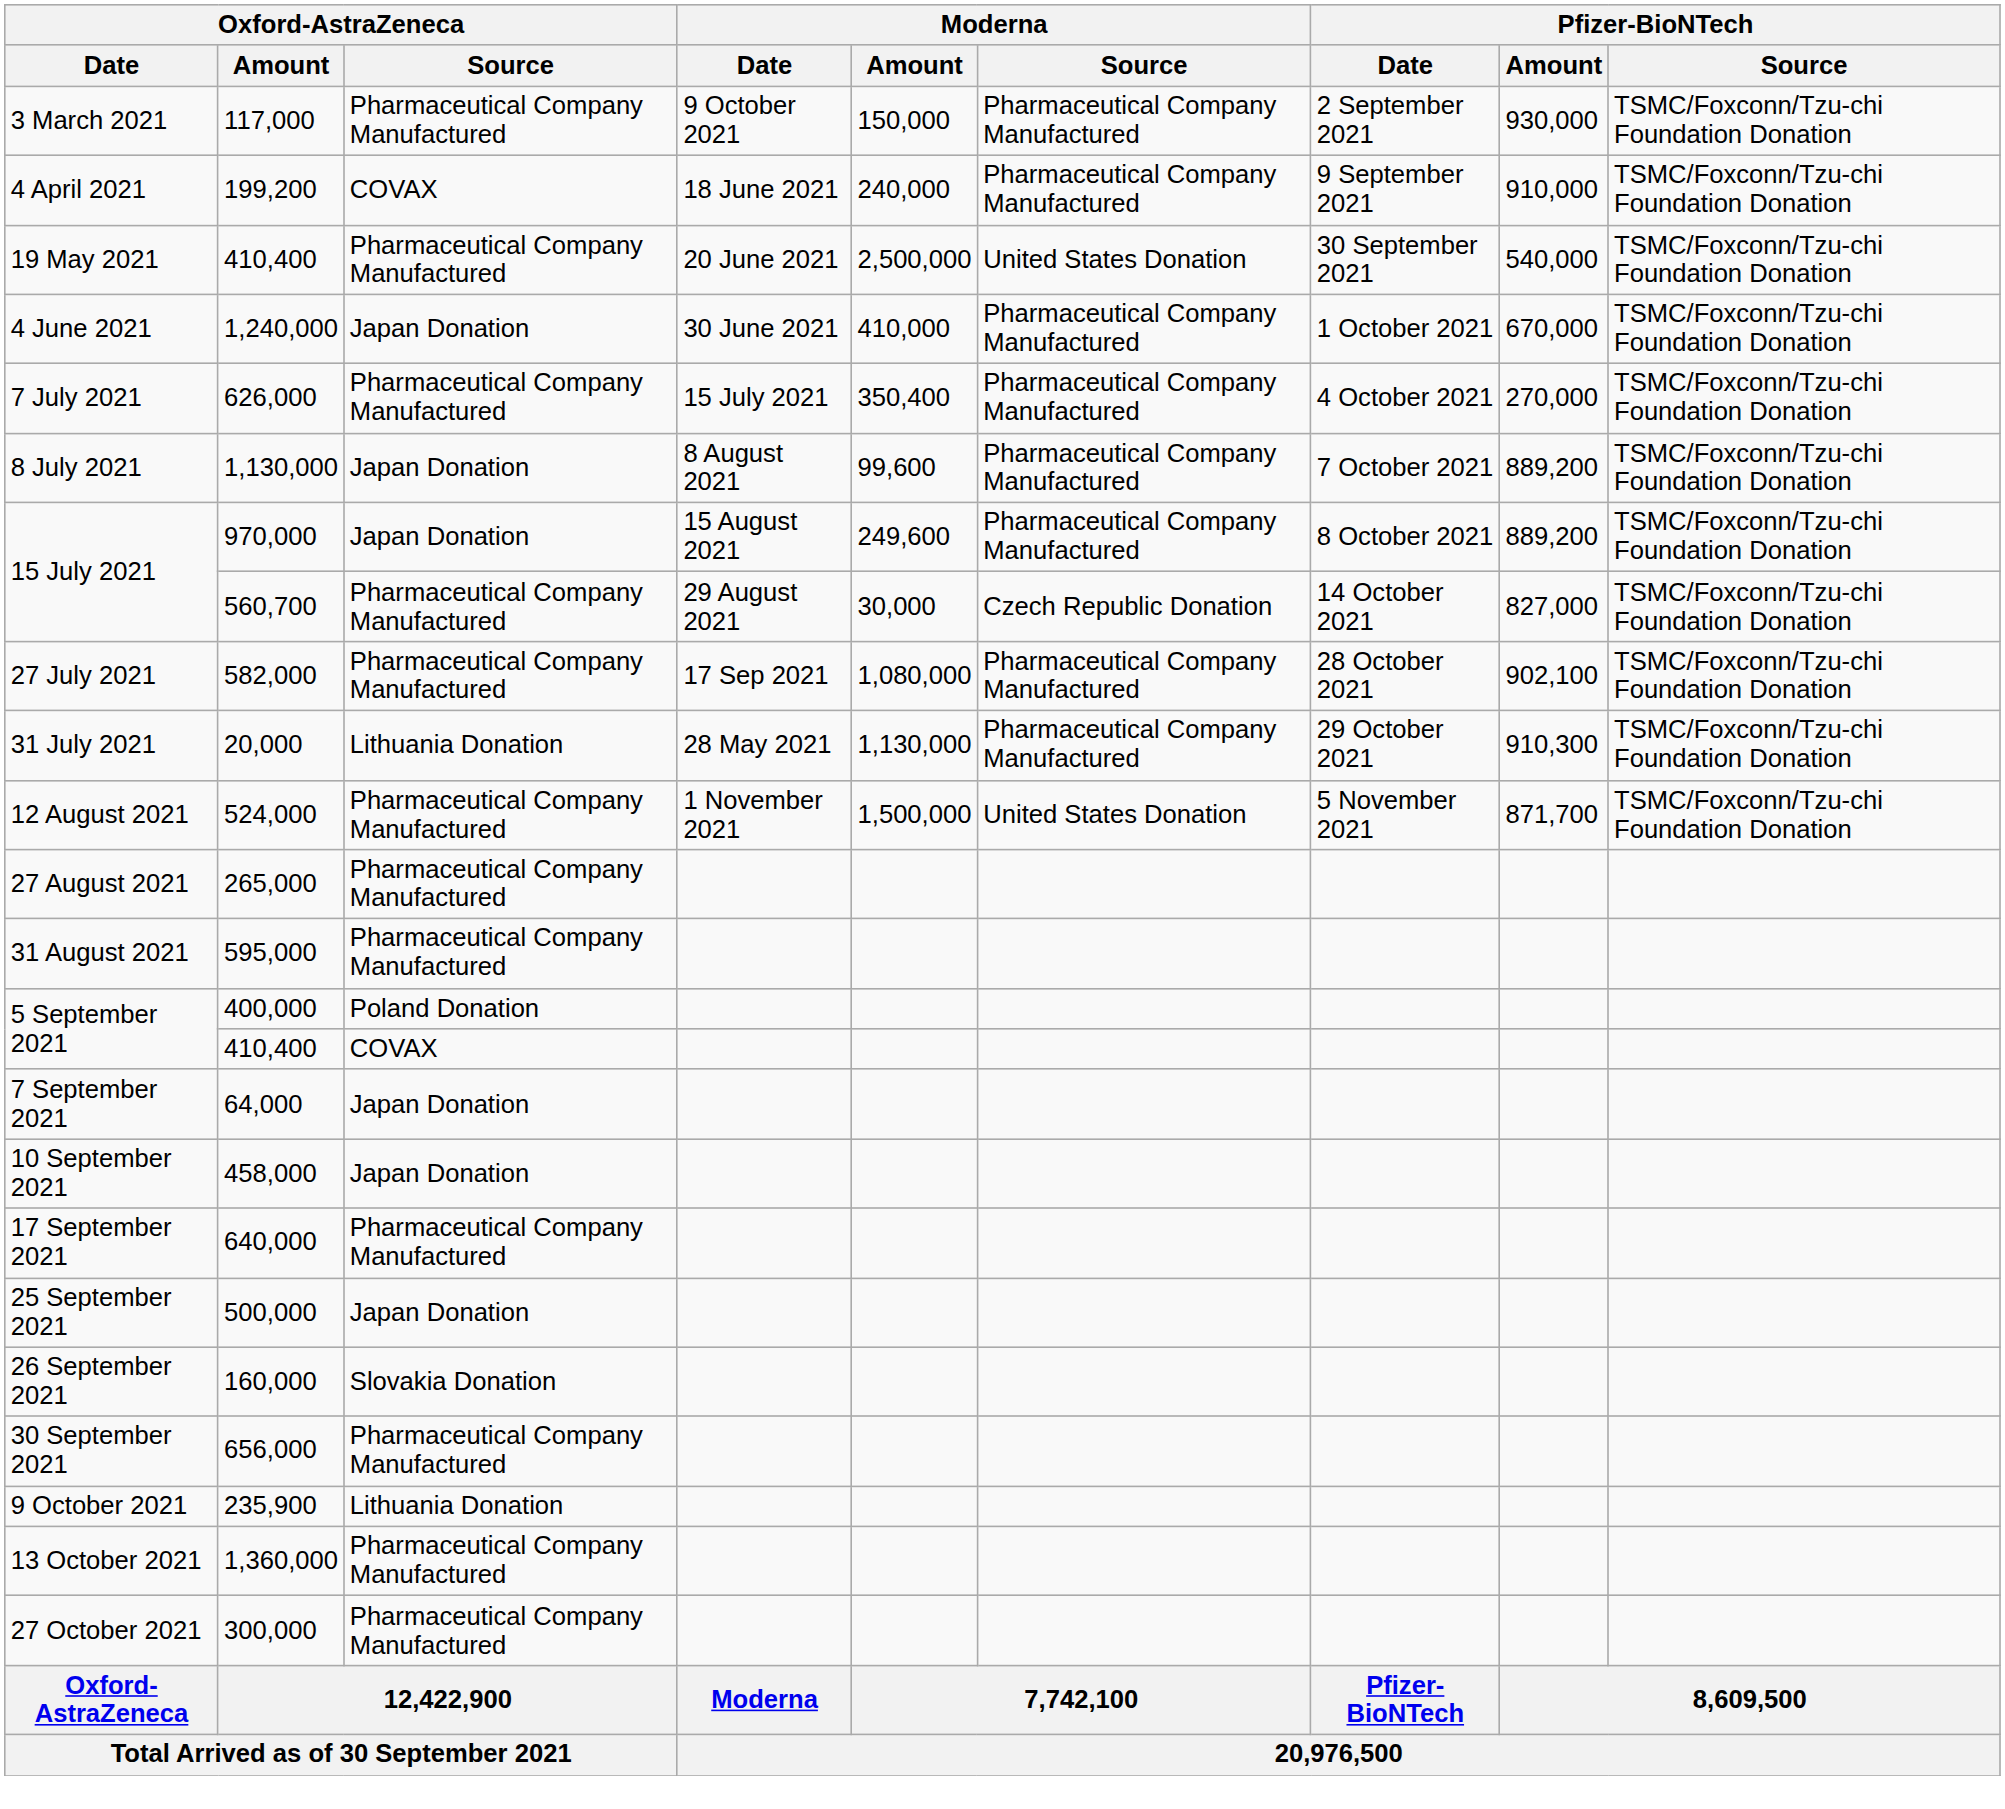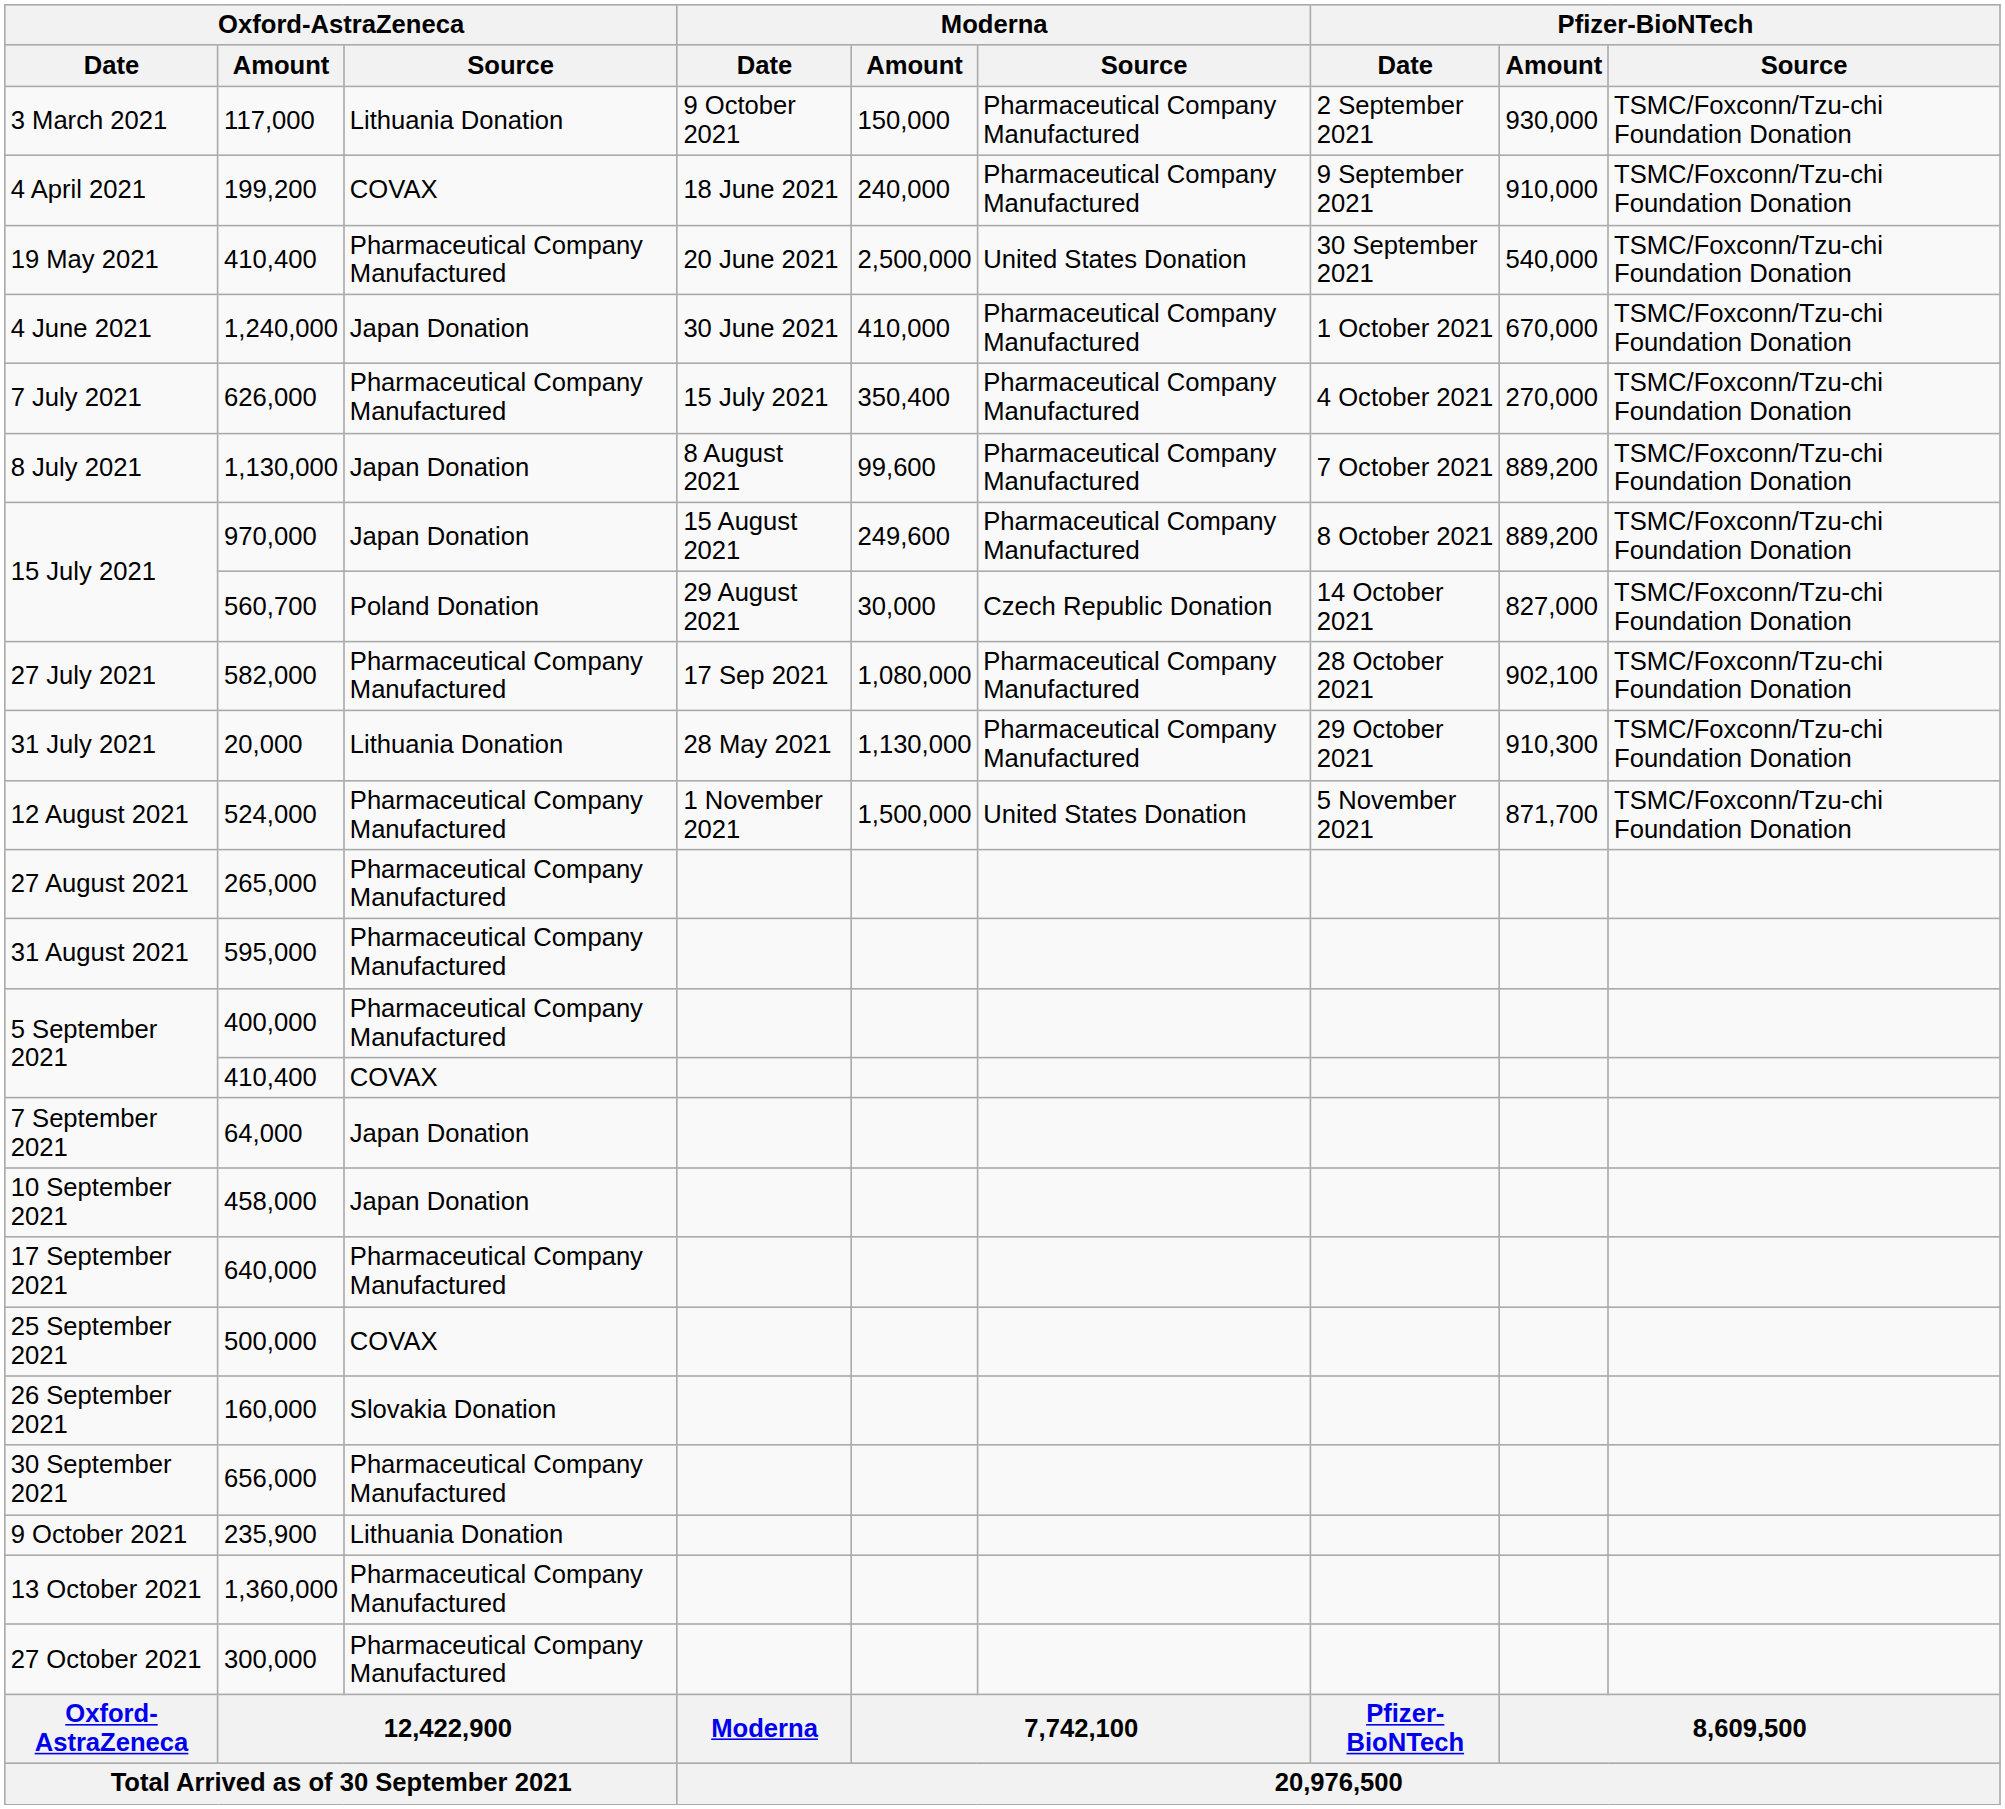(496, 120) Pharmaceutical Company Manufactured -> (457, 120) Lithuania Donation
(496, 606) Pharmaceutical Company Manufactured -> (444, 606) Poland Donation
(444, 1008) Poland Donation -> (496, 1022) Pharmaceutical Company Manufactured
(439, 1312) Japan Donation -> (394, 1340) COVAX
